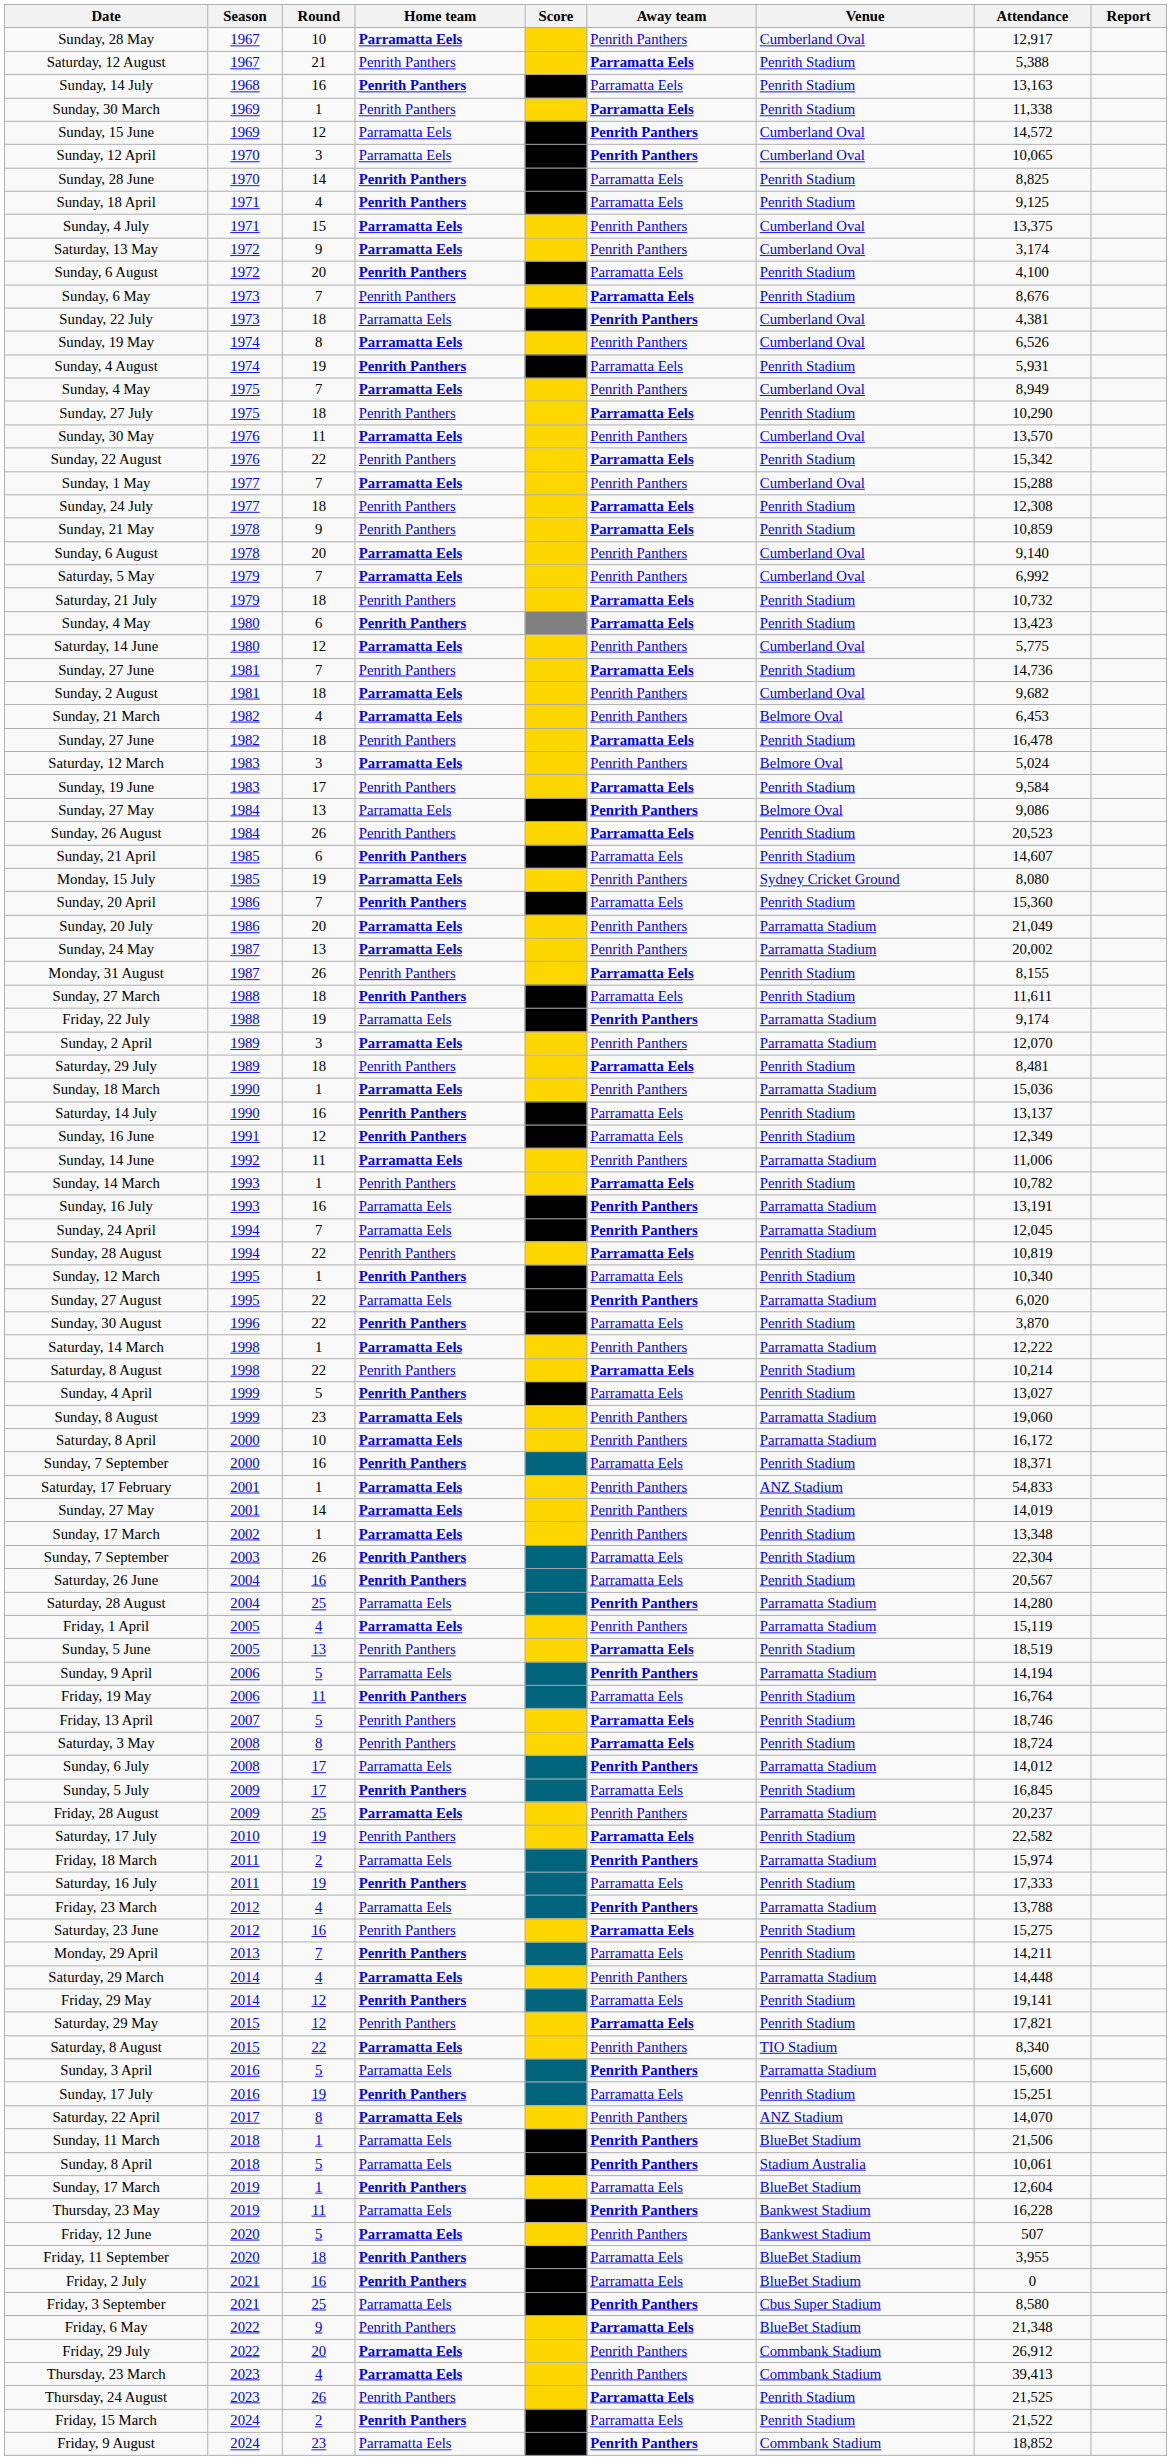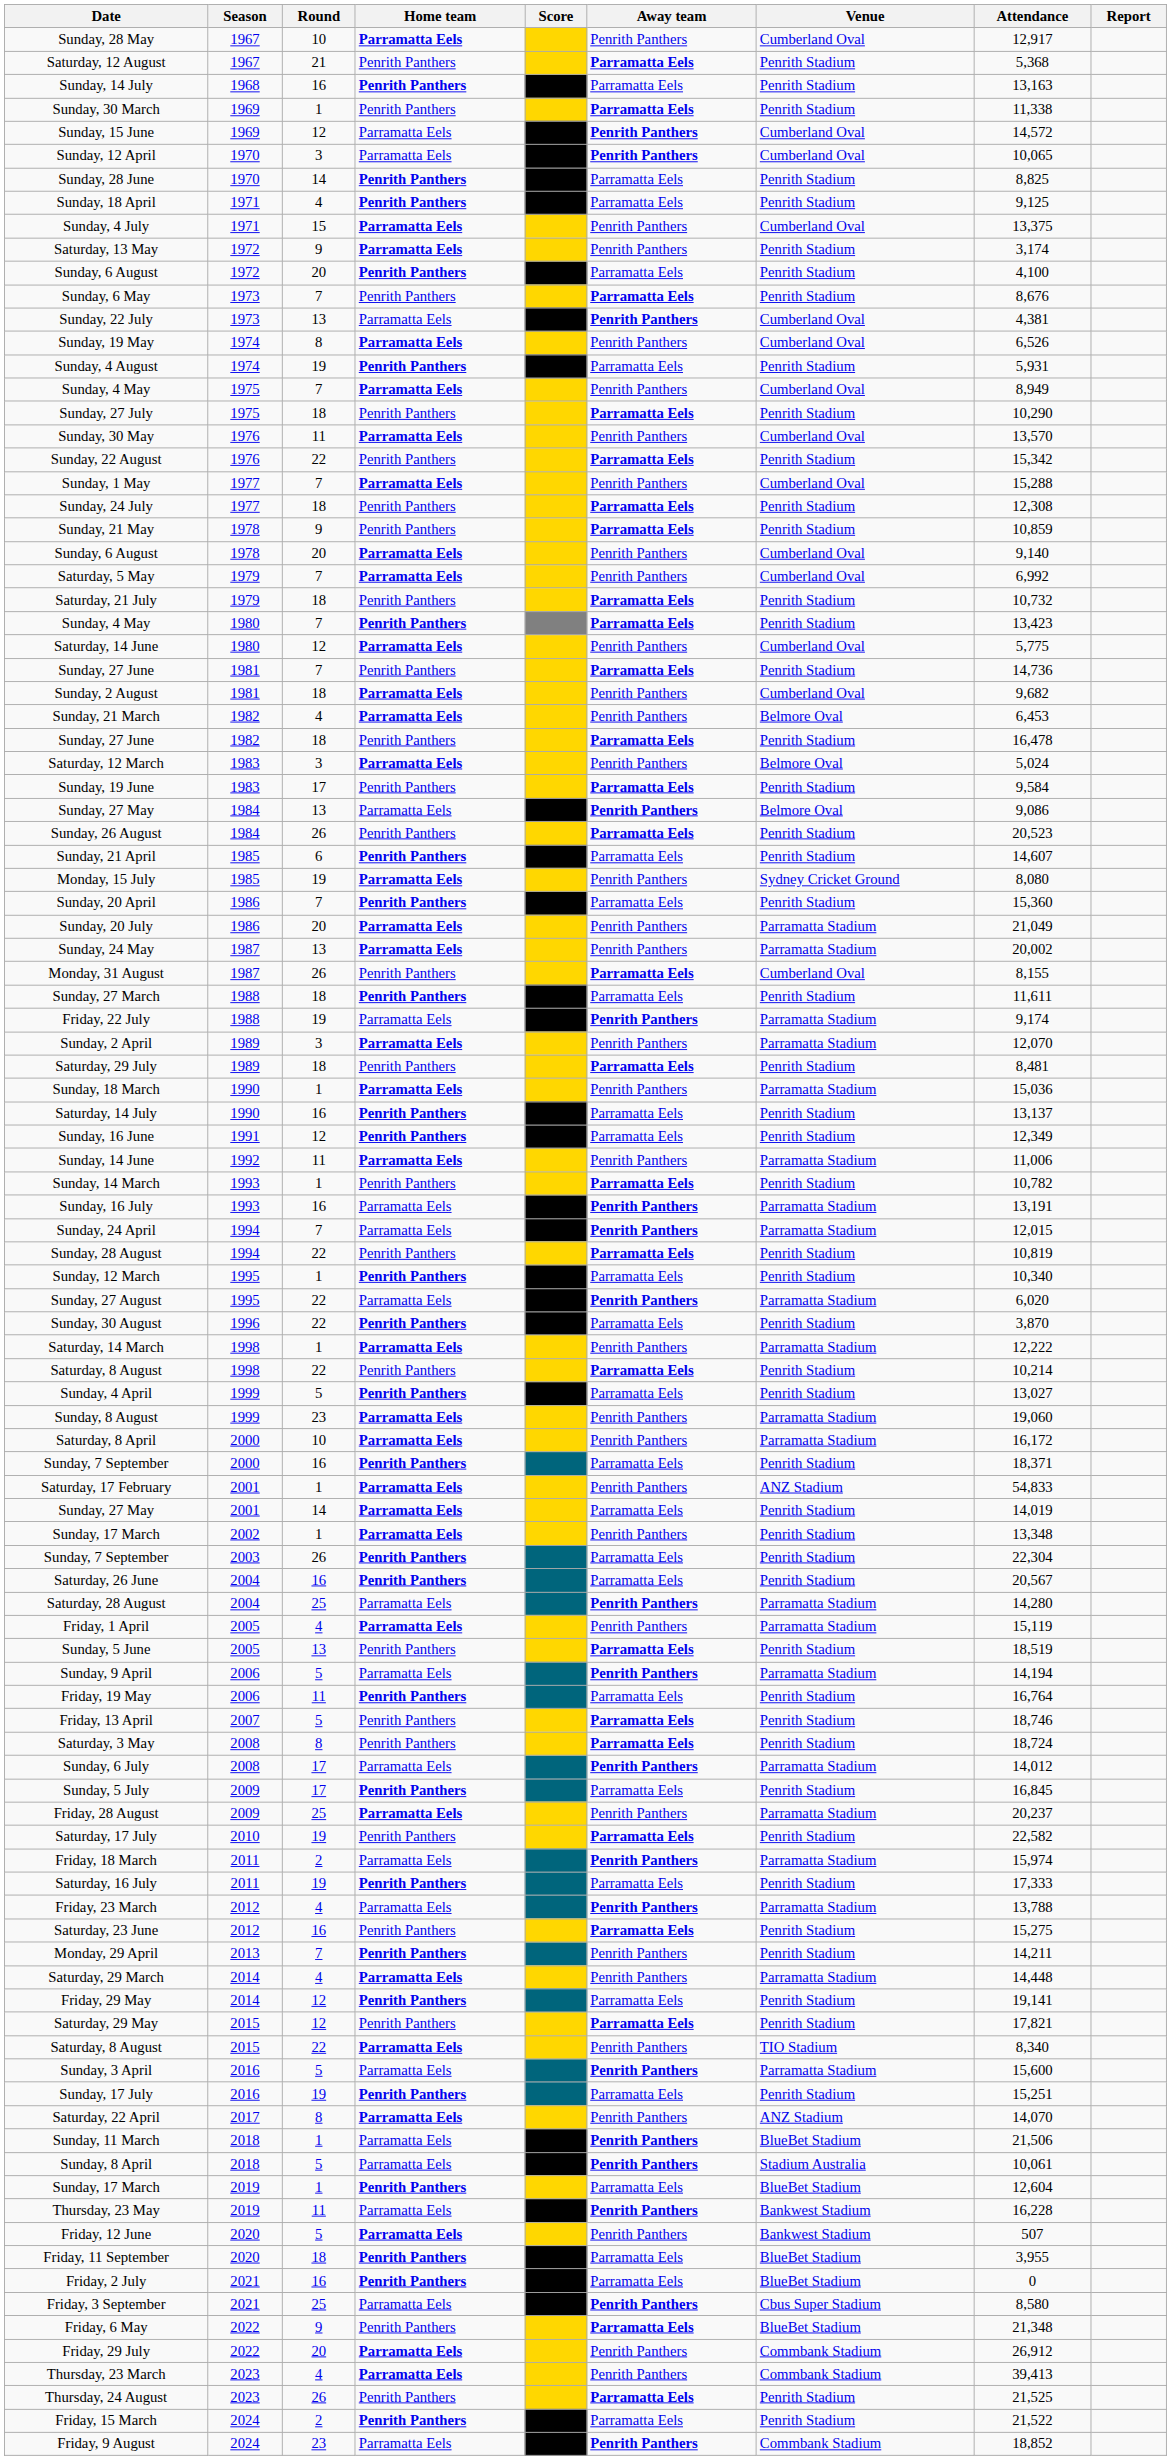(1032, 62) 5,388 -> (1032, 62) 5,368
(812, 249) Cumberland Oval -> (807, 249) Penrith Stadium
(319, 319) 18 -> (319, 319) 13
(319, 623) 6 -> (319, 623) 7
(807, 973) Penrith Stadium -> (812, 973) Cumberland Oval
(1032, 1230) 12,045 -> (1032, 1230) 12,015
(639, 1510) Penrith Panthers -> (637, 1510) Parramatta Eels
(637, 1953) Parramatta Eels -> (639, 1953) Penrith Panthers
